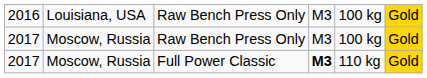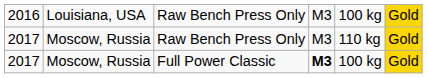(360, 38) 100 kg -> (360, 38) 110 kg
(360, 61) 110 kg -> (360, 61) 100 kg
